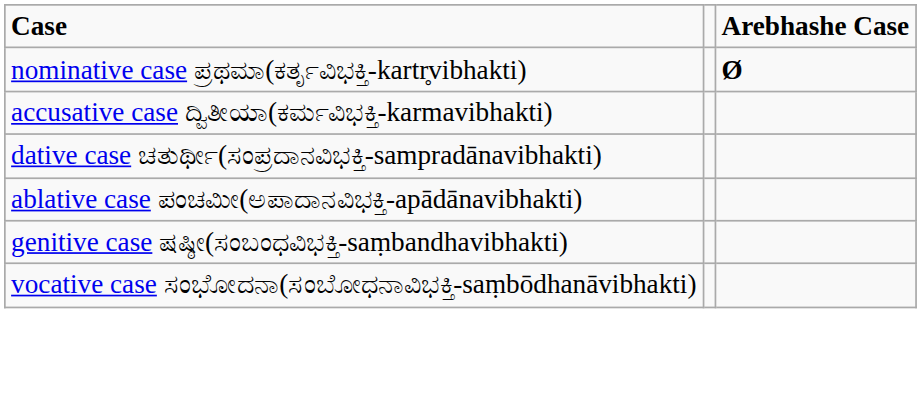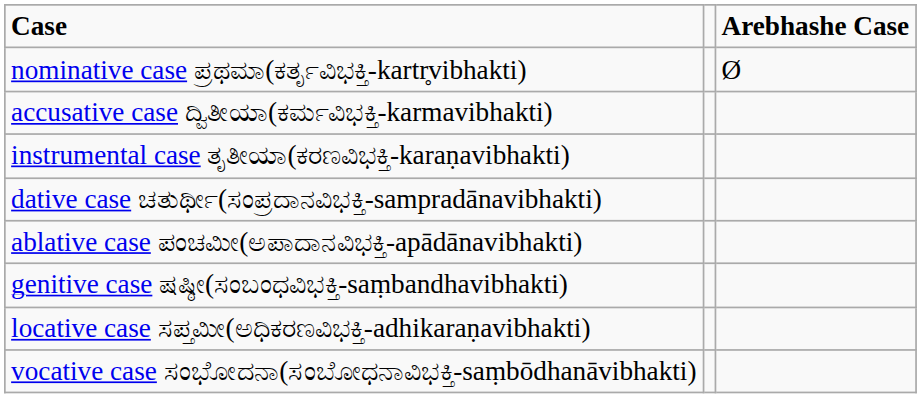(732, 69) bold -> (731, 69) normal
+ row: (290, 155)
+ row: (301, 328)
